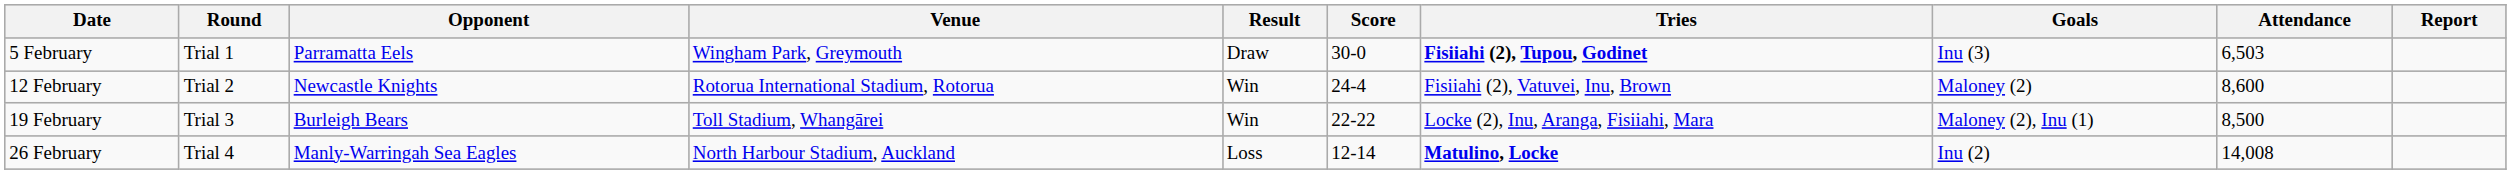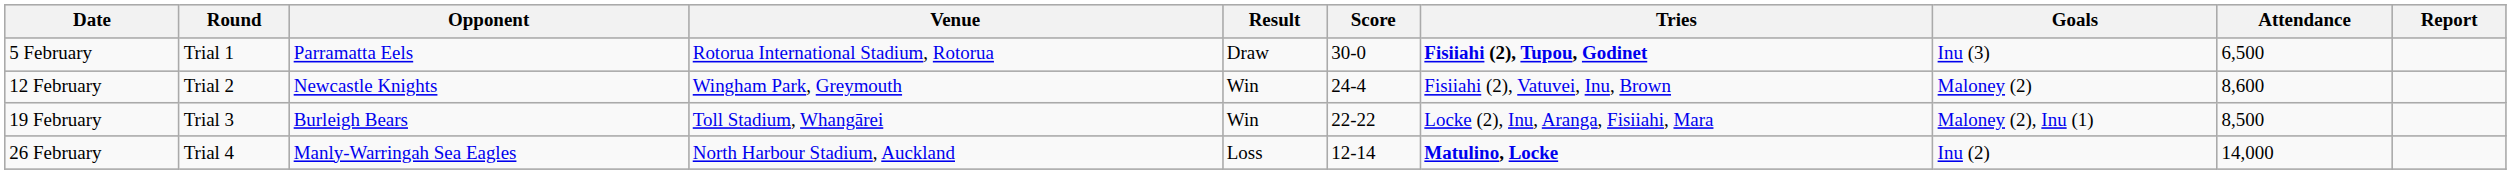(797, 53) Wingham Park, Greymouth -> (843, 53) Rotorua International Stadium, Rotorua
(2243, 53) 6,503 -> (2243, 53) 6,500
(843, 86) Rotorua International Stadium, Rotorua -> (797, 86) Wingham Park, Greymouth
(2248, 152) 14,008 -> (2248, 152) 14,000
